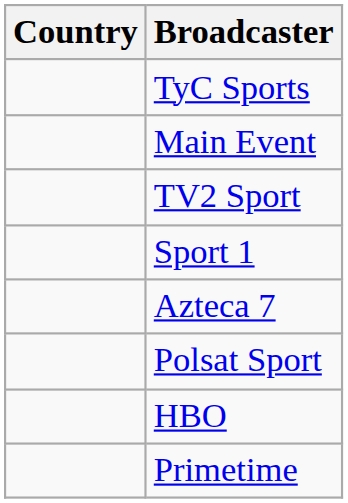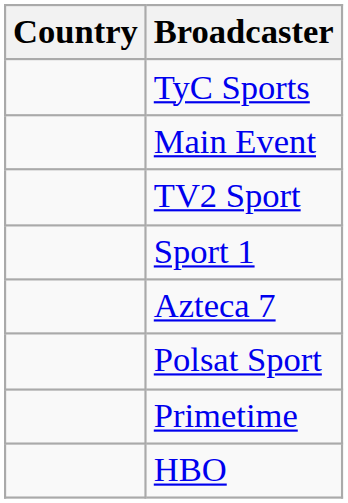rows swapped: (226, 470) <-> (190, 415)
